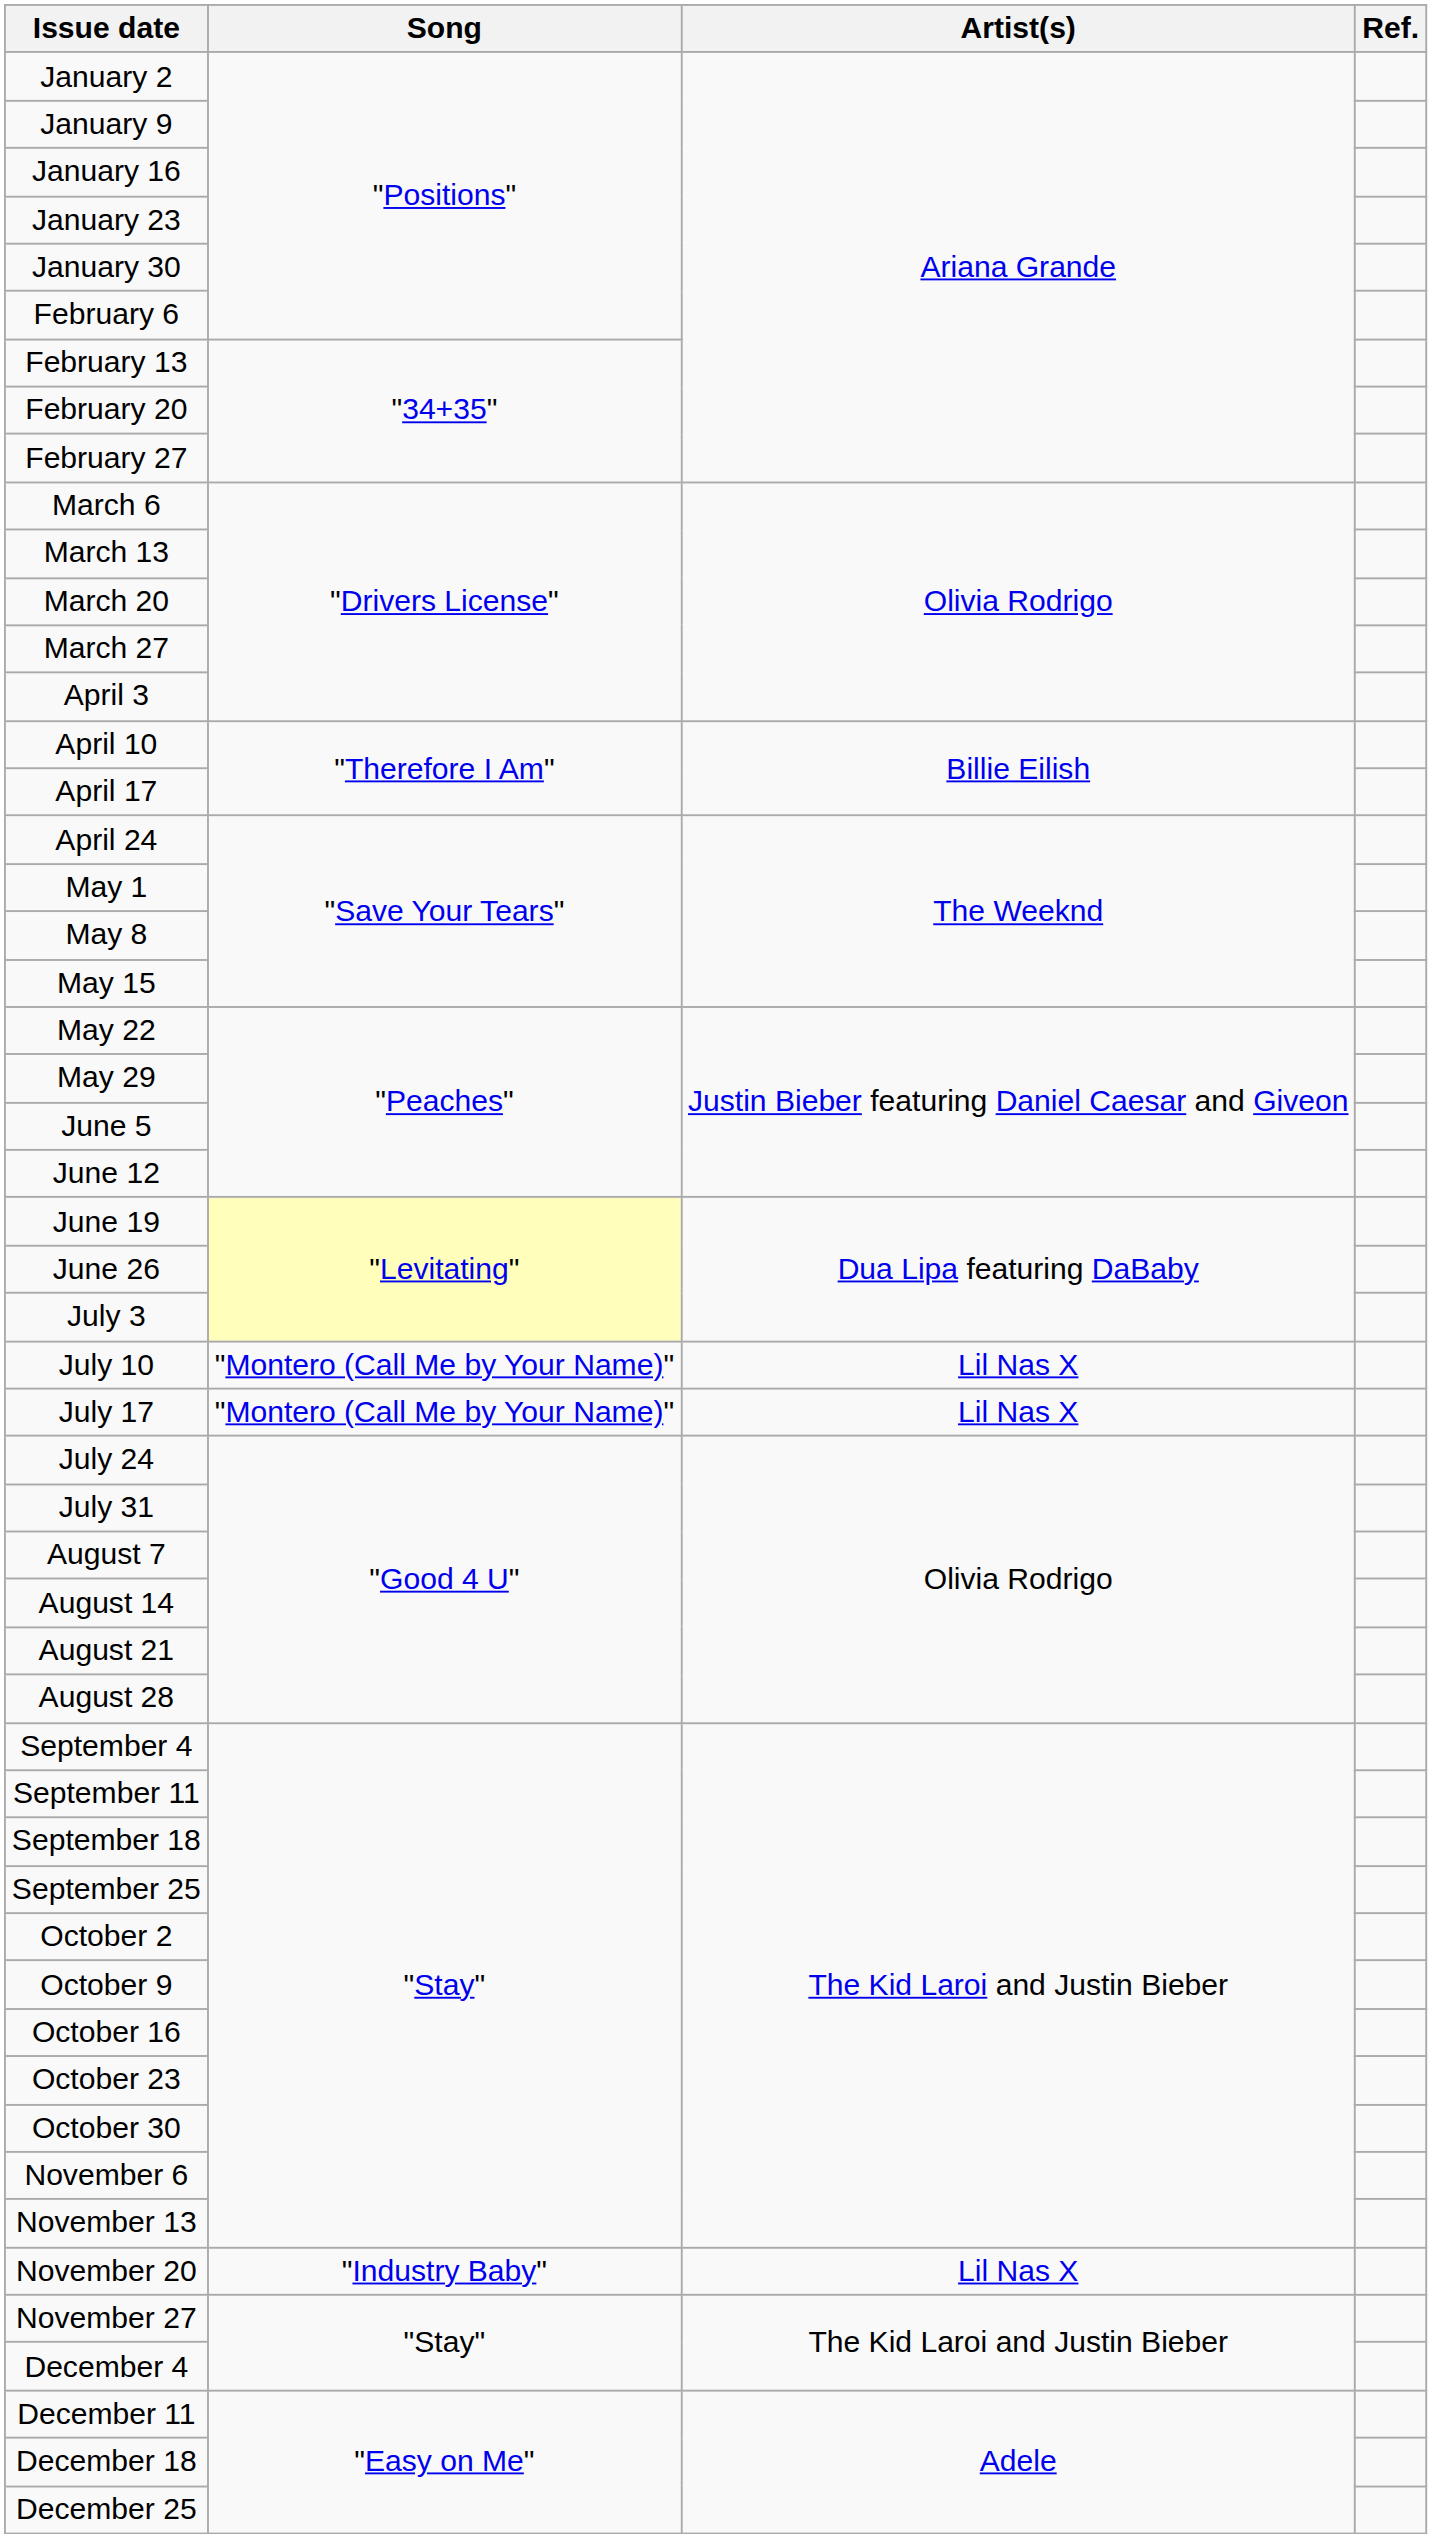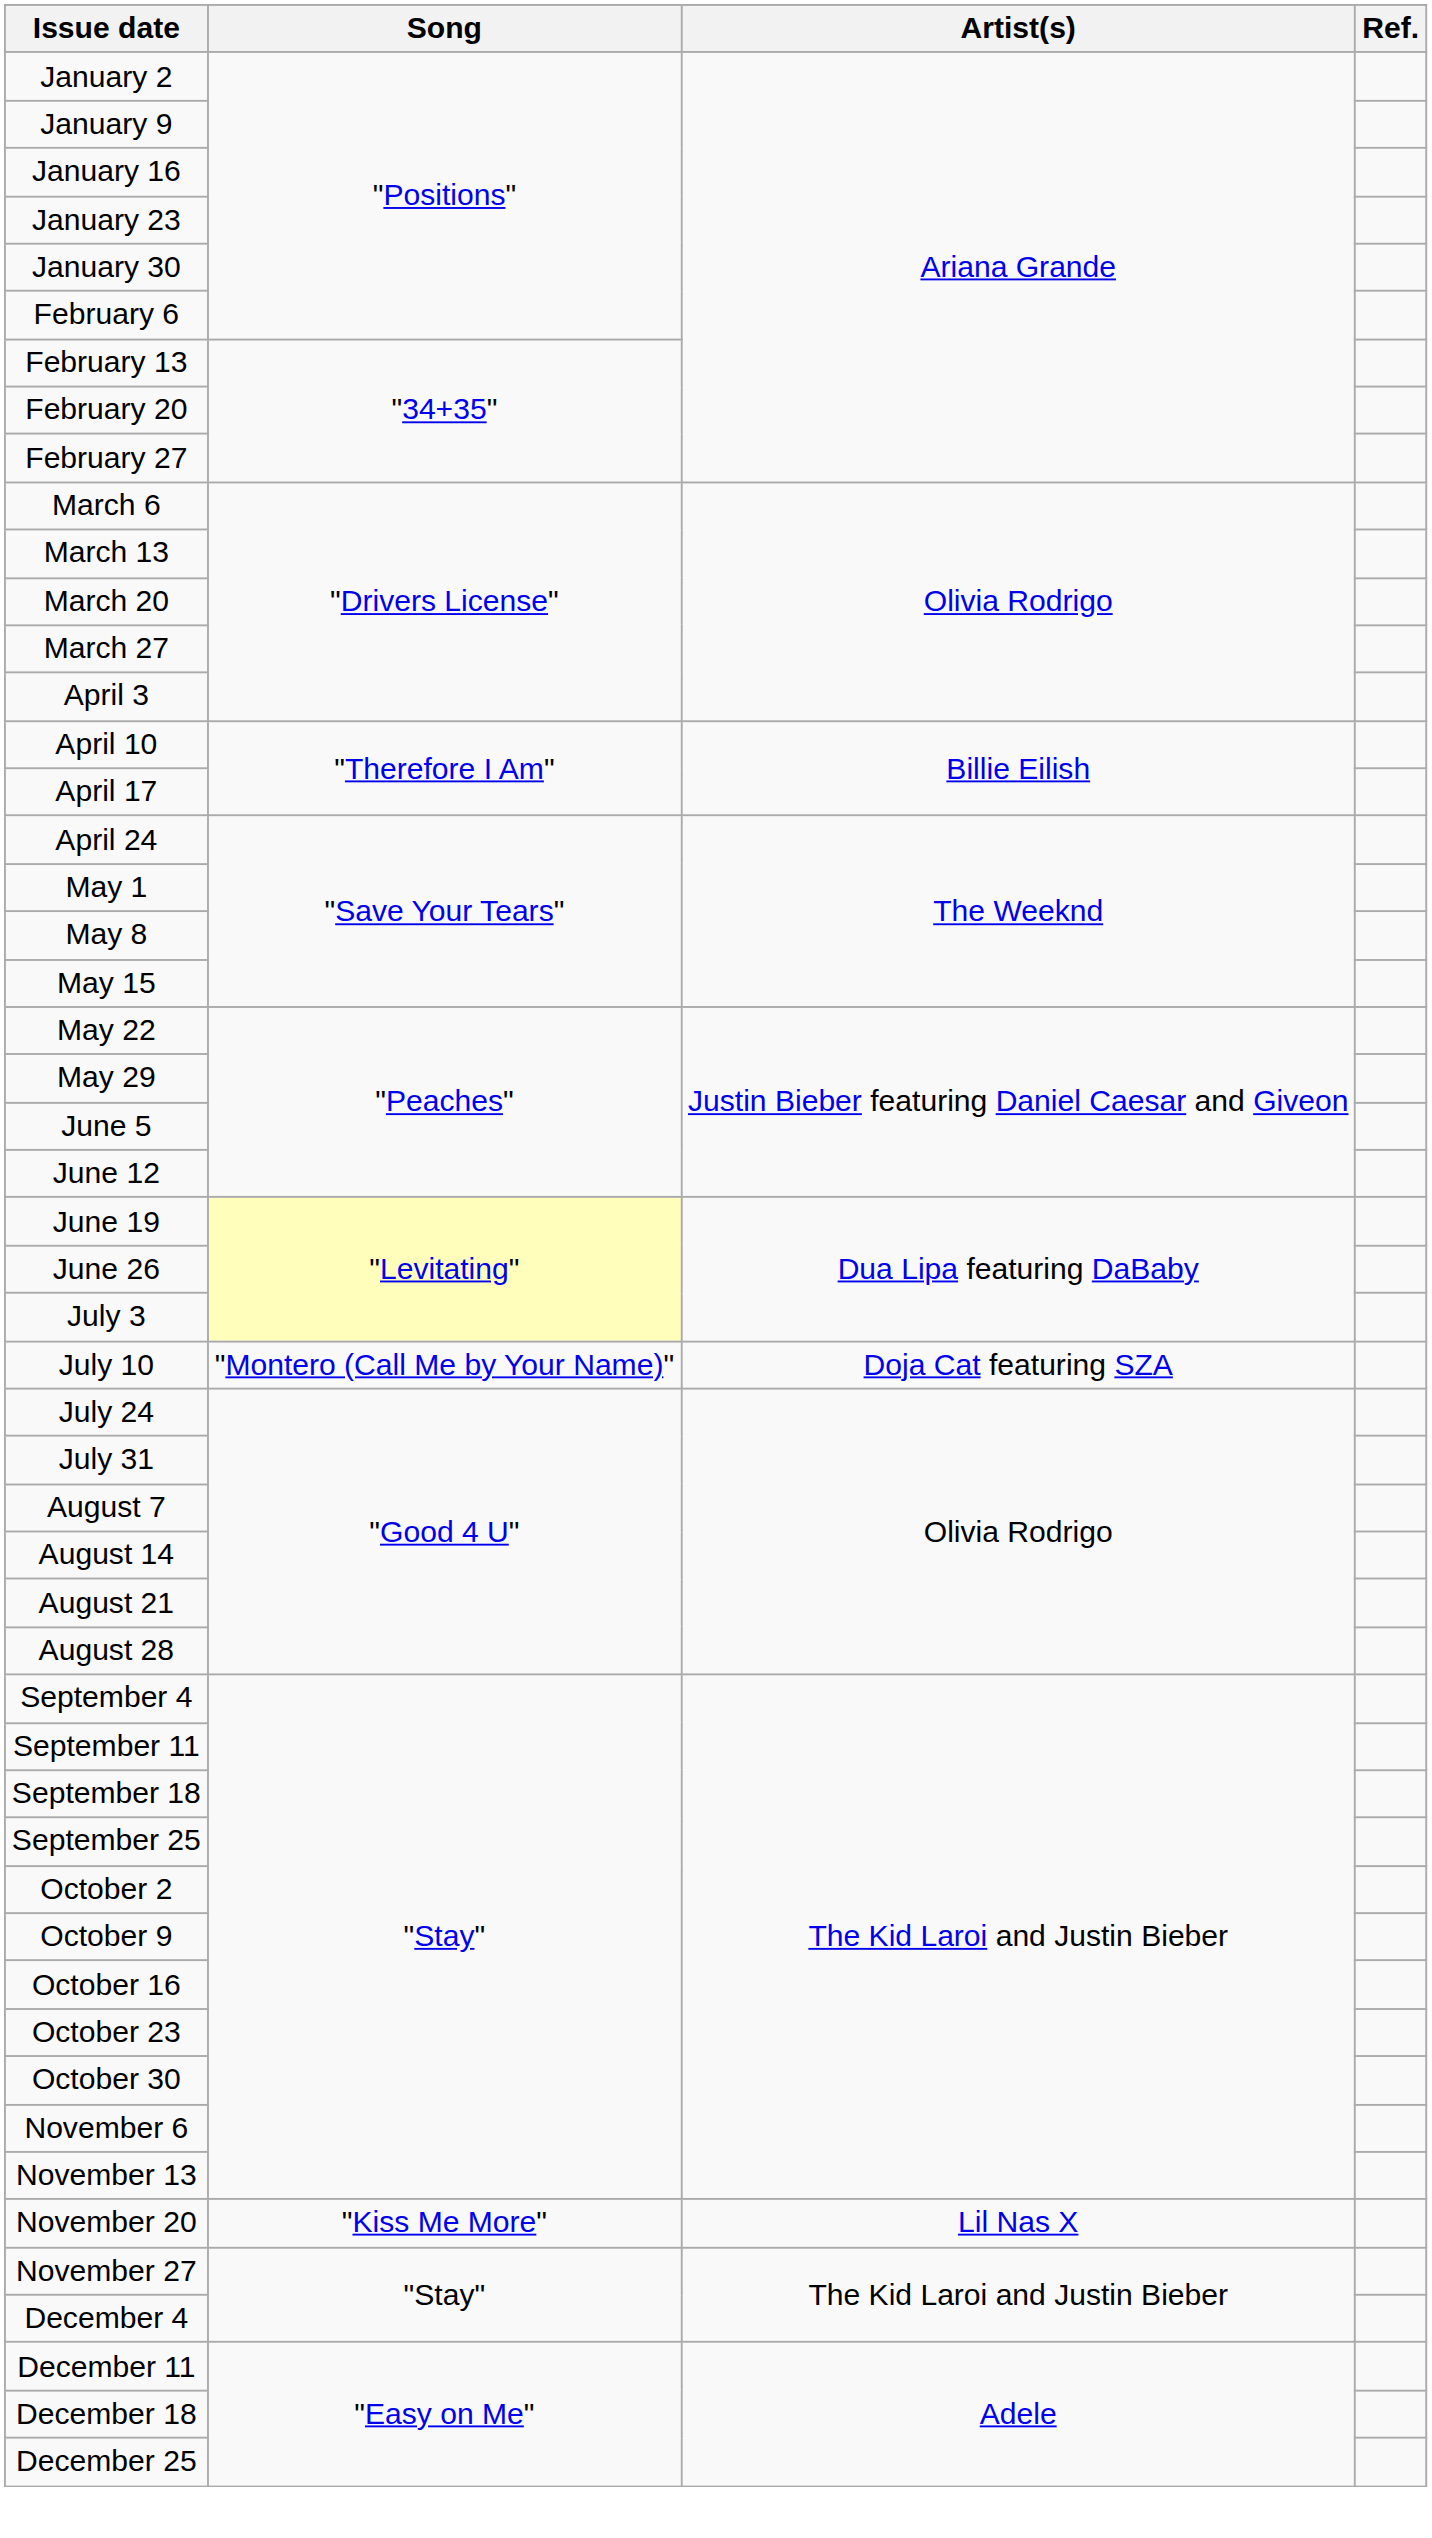(1018, 1364) Lil Nas X -> (1018, 1364) Doja Cat featuring SZA
- row: (106, 1411)
(444, 2270) "Industry Baby" -> (444, 2222) "Kiss Me More"
